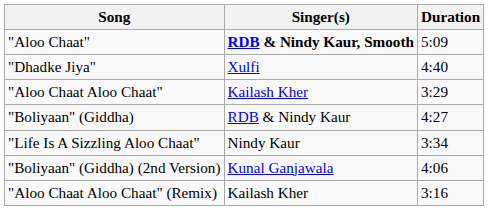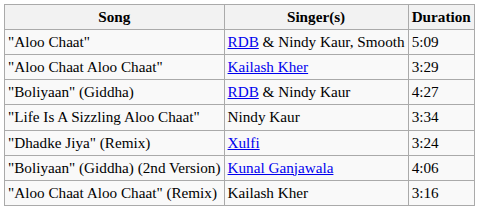(321, 42) bold -> (316, 42) normal
- row: (52, 67)
+ row: (79, 142)
